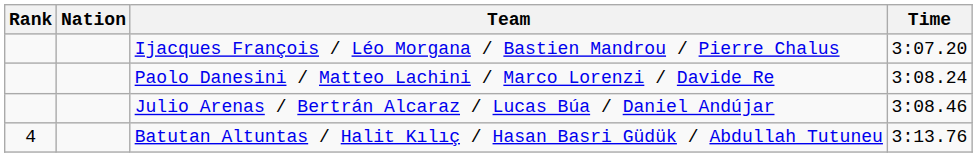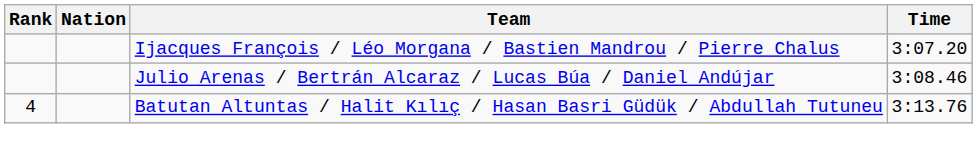- row: (455, 78)
